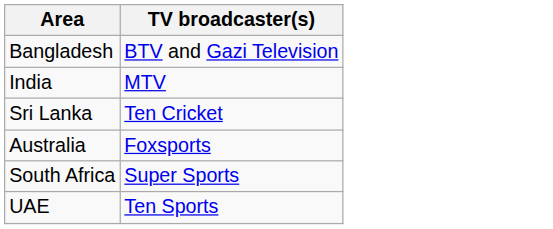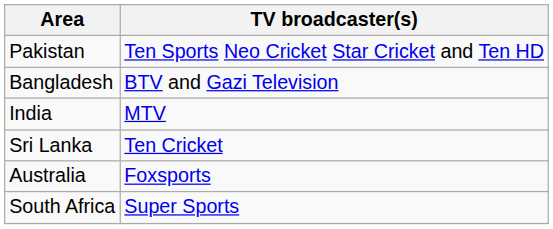+ row: (47, 51)
- row: (29, 207)
